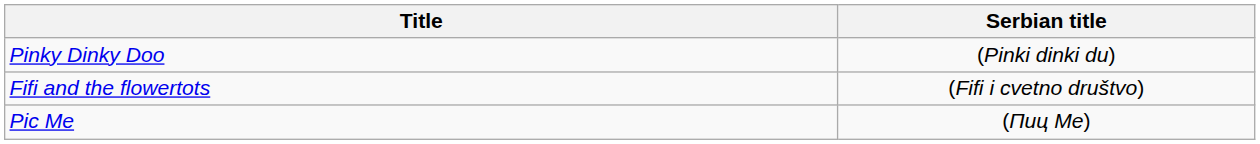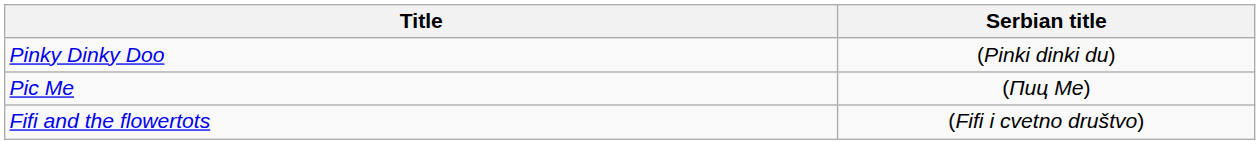rows swapped: (110, 88) <-> (42, 121)
